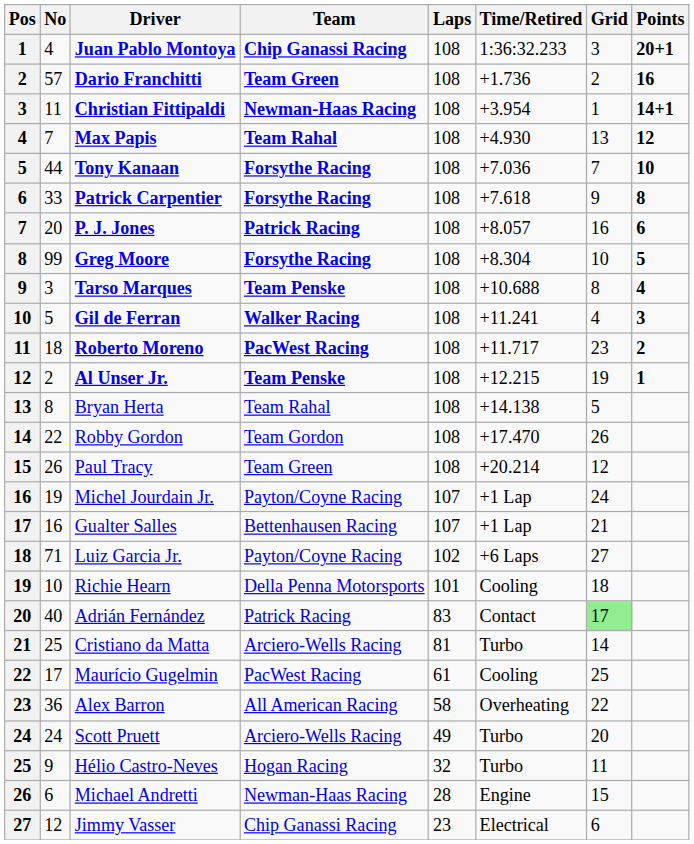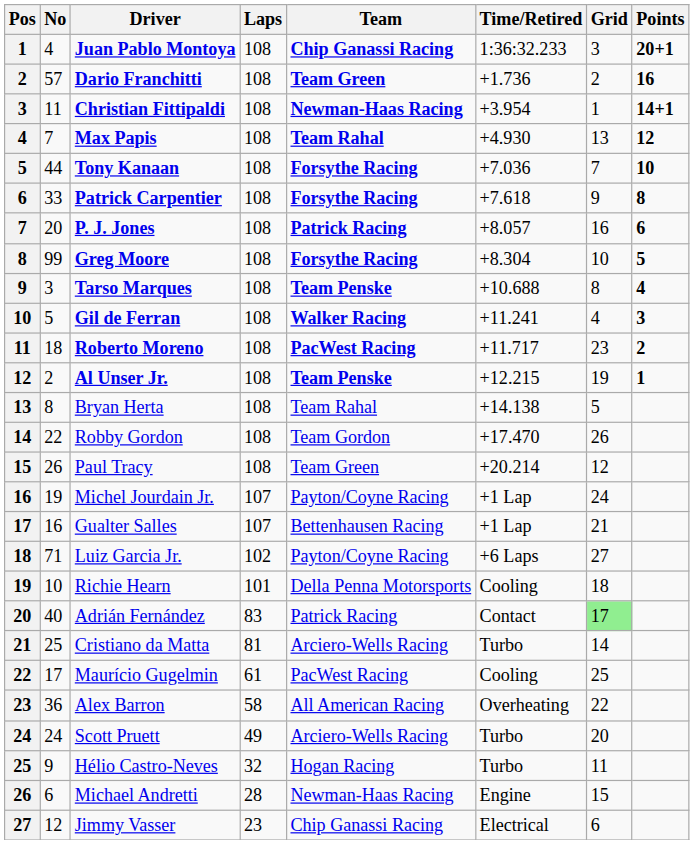columns swapped: (334, 19) <-> (452, 19)
